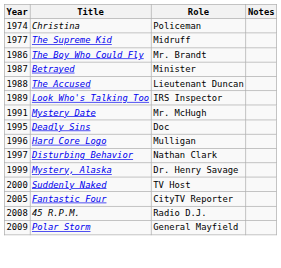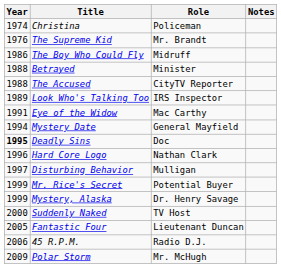(17, 40) 1977 -> (17, 40) 1976
(172, 40) Midruff -> (180, 40) Mr. Brandt
(180, 55) Mr. Brandt -> (172, 55) Midruff
(17, 69) 1987 -> (17, 69) 1988
(198, 84) Lieutenant Duncan -> (193, 84) CityTV Reporter
+ row: (75, 112)
(17, 112) 1991 -> (17, 127) 1994
(180, 112) Mr. McHugh -> (196, 127) General Mayfield
(17, 127) normal -> (17, 141) bold
(175, 141) Mulligan -> (185, 156) Nathan Clark
(185, 156) Nathan Clark -> (175, 170) Mulligan
+ row: (77, 184)
(193, 199) CityTV Reporter -> (198, 228) Lieutenant Duncan
(17, 213) 2008 -> (17, 242) 2006
(196, 228) General Mayfield -> (180, 256) Mr. McHugh
